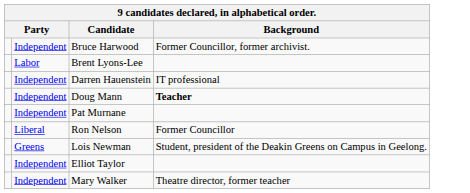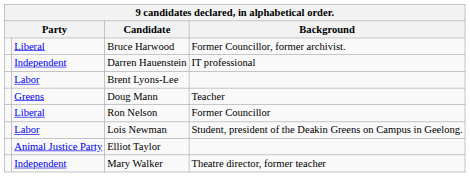(40, 46) Independent -> (30, 46) Liberal
rows swapped: (107, 63) <-> (111, 79)
(40, 96) Independent -> (29, 96) Greens
(174, 96) bold -> (208, 96) normal
- row: (98, 113)
(29, 146) Greens -> (27, 130) Labor
(40, 163) Independent -> (58, 146) Animal Justice Party
